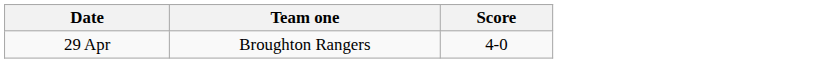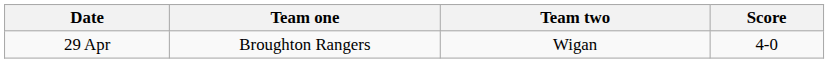+ column: (575, 17)
